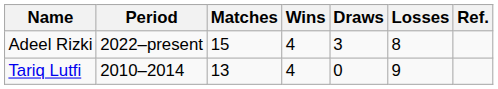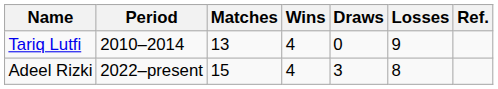rows swapped: (45, 71) <-> (50, 44)
